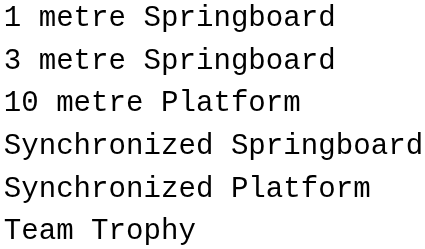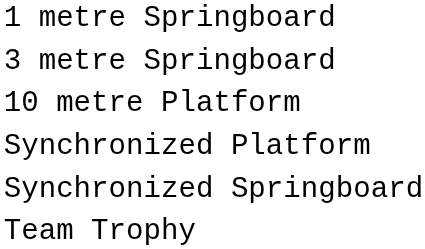rows swapped: (213, 146) <-> (187, 189)
